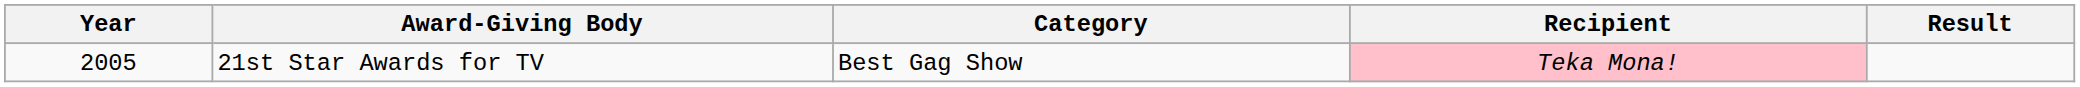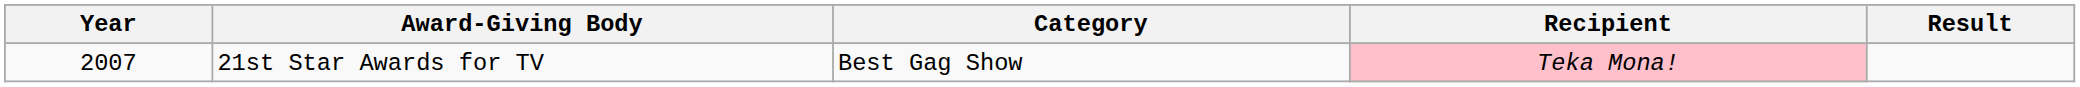(108, 63) 2005 -> (108, 63) 2007
